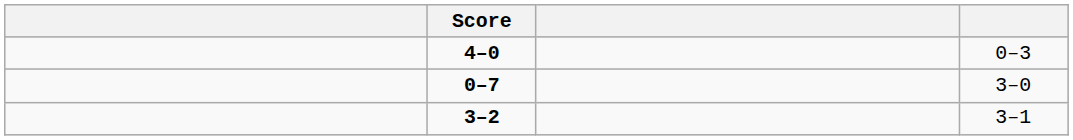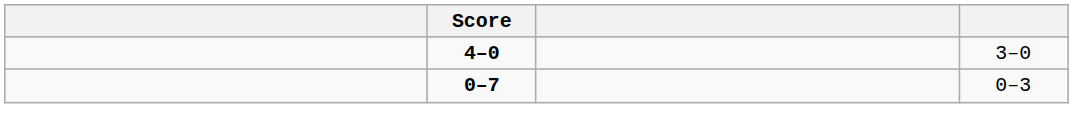(1013, 53) 0–3 -> (1013, 53) 3–0
(1013, 86) 3–0 -> (1013, 86) 0–3
- row: (482, 118)
